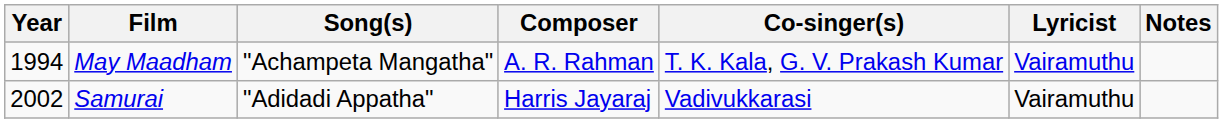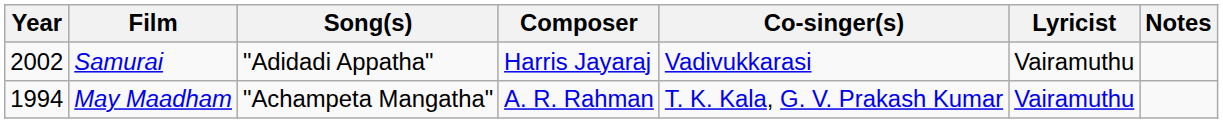rows swapped: (153, 61) <-> (119, 99)
